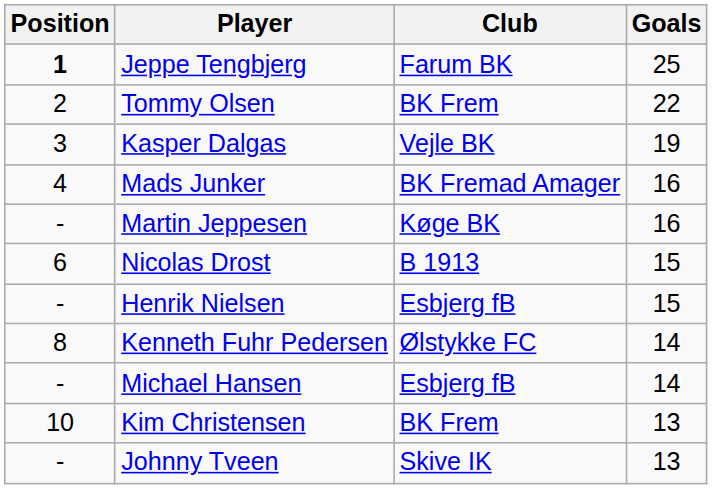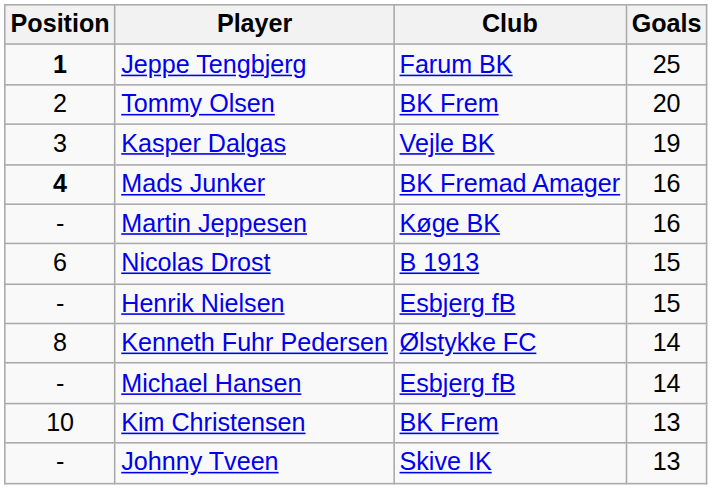(667, 104) 22 -> (667, 104) 20
(60, 183) normal -> (60, 183) bold
